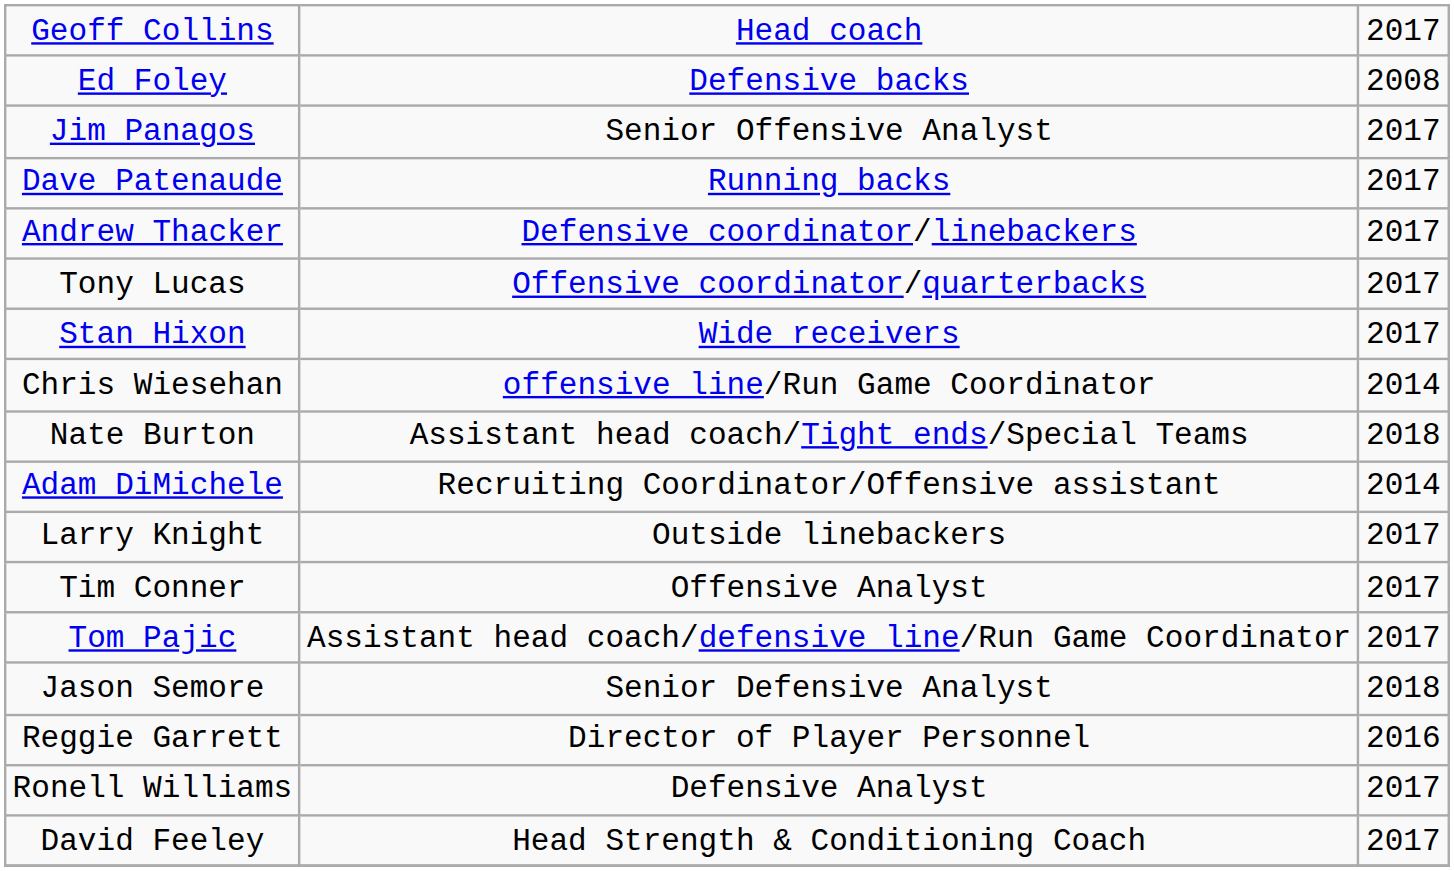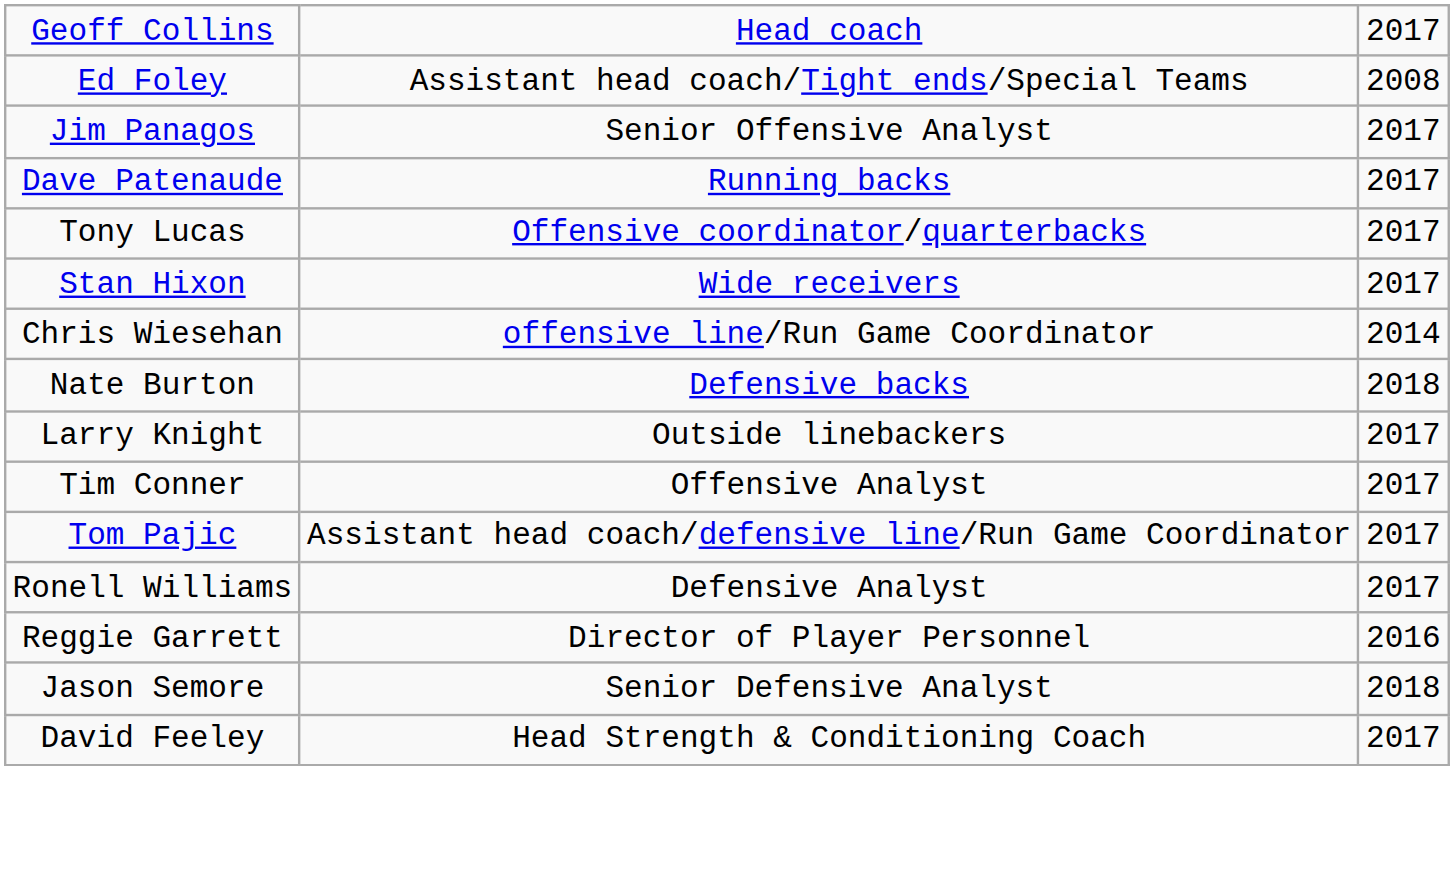(829, 81) Defensive backs -> (829, 81) Assistant head coach/Tight ends/Special Teams
- row: (152, 233)
(829, 436) Assistant head coach/Tight ends/Special Teams -> (829, 385) Defensive backs
- row: (152, 486)
rows swapped: (152, 689) <-> (152, 790)
